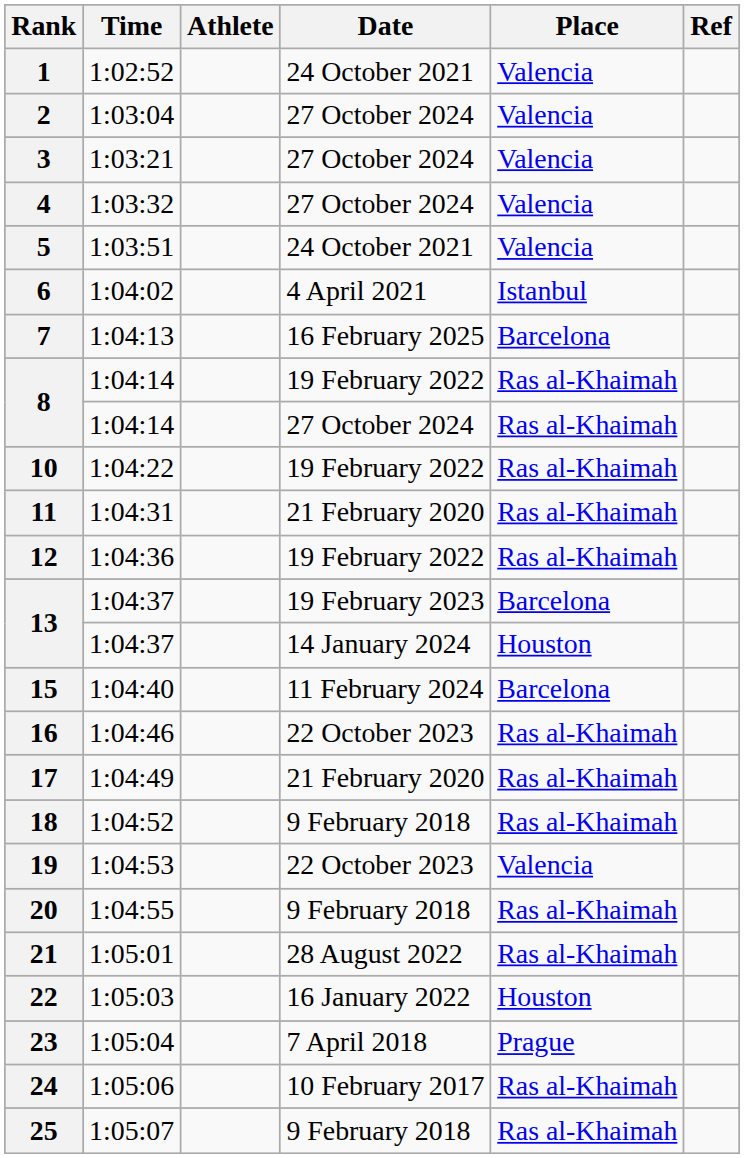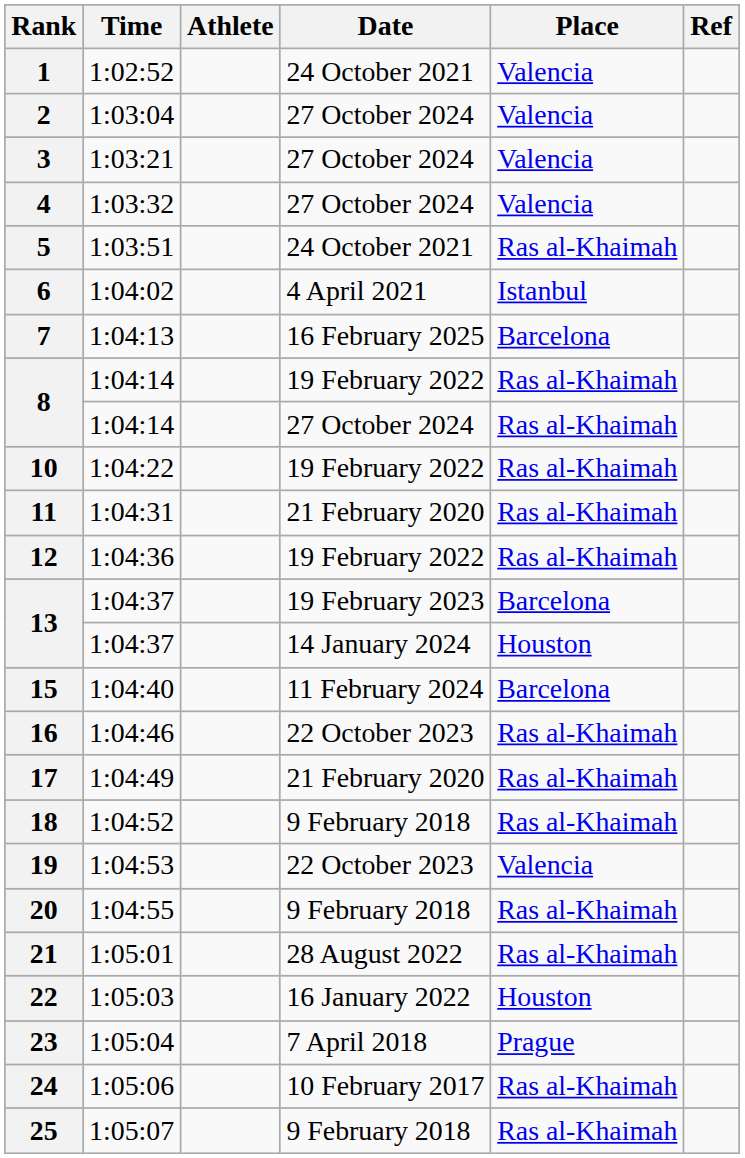(545, 247) Valencia -> (587, 247) Ras al-Khaimah
